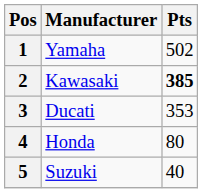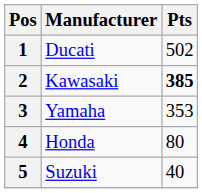(75, 50) Yamaha -> (70, 50) Ducati
(70, 111) Ducati -> (75, 111) Yamaha
